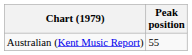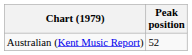(154, 42) 55 -> (154, 42) 52
